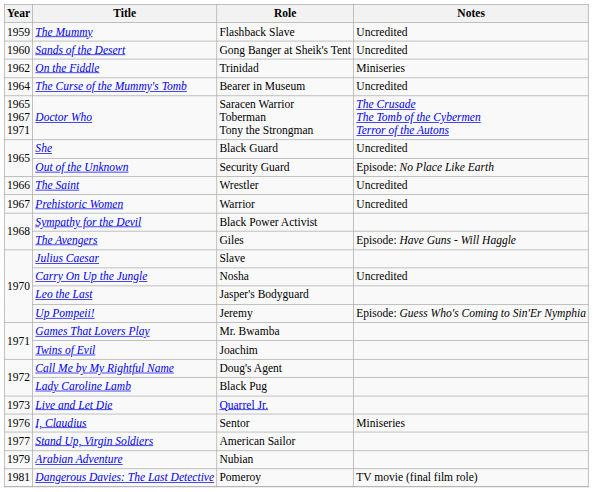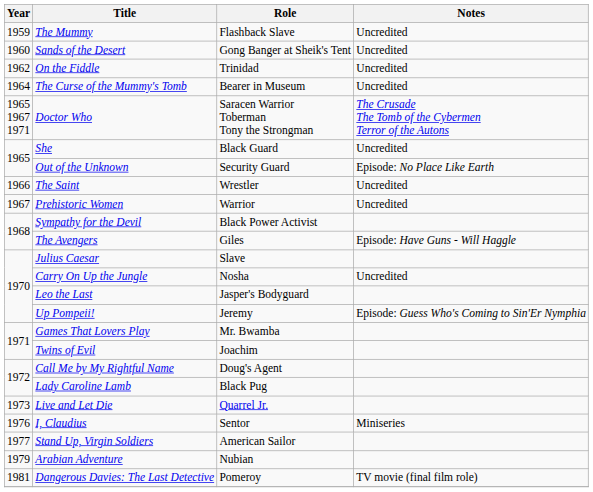(381, 68) Miniseries -> (382, 68) Uncredited
